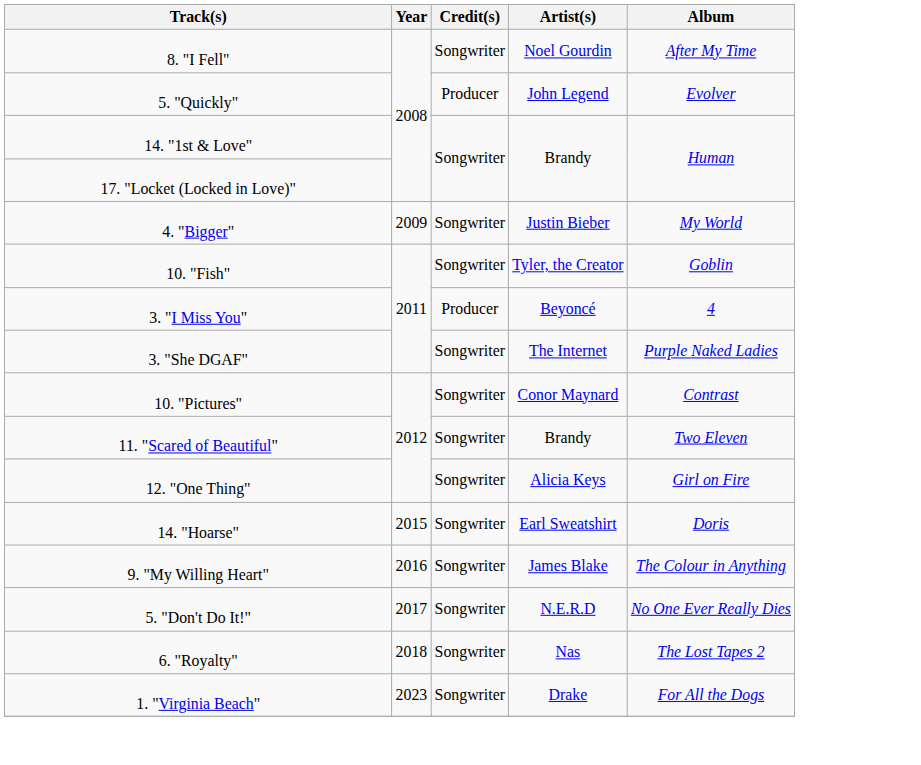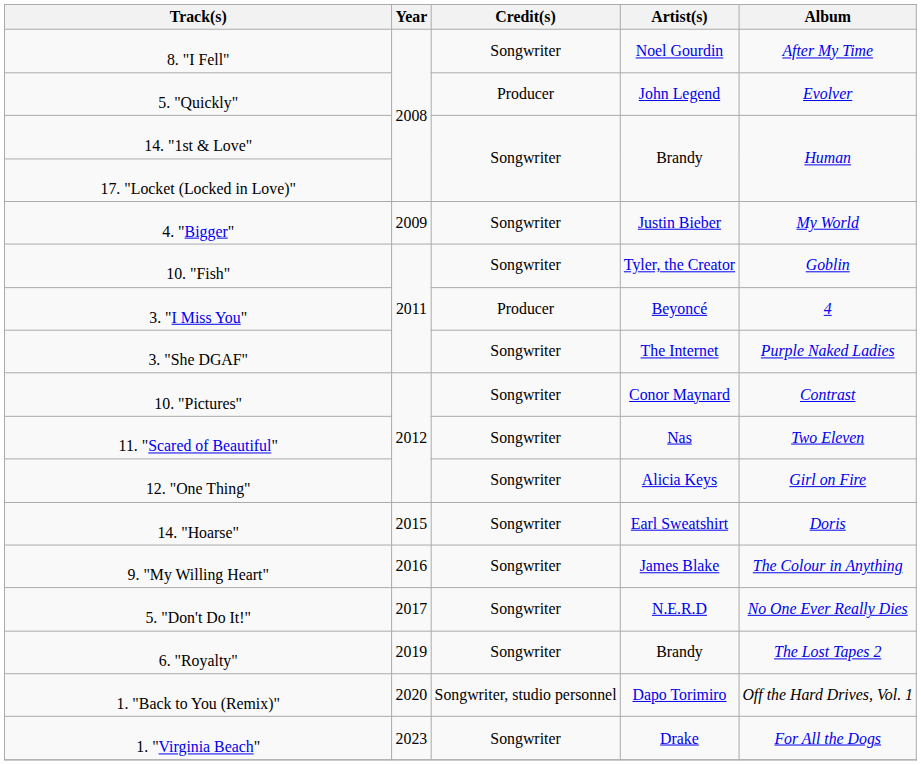(568, 437) Brandy -> (679, 437) Nas
(411, 652) 2018 -> (411, 652) 2019
(568, 652) Nas -> (679, 652) Brandy
+ row: (198, 704)
